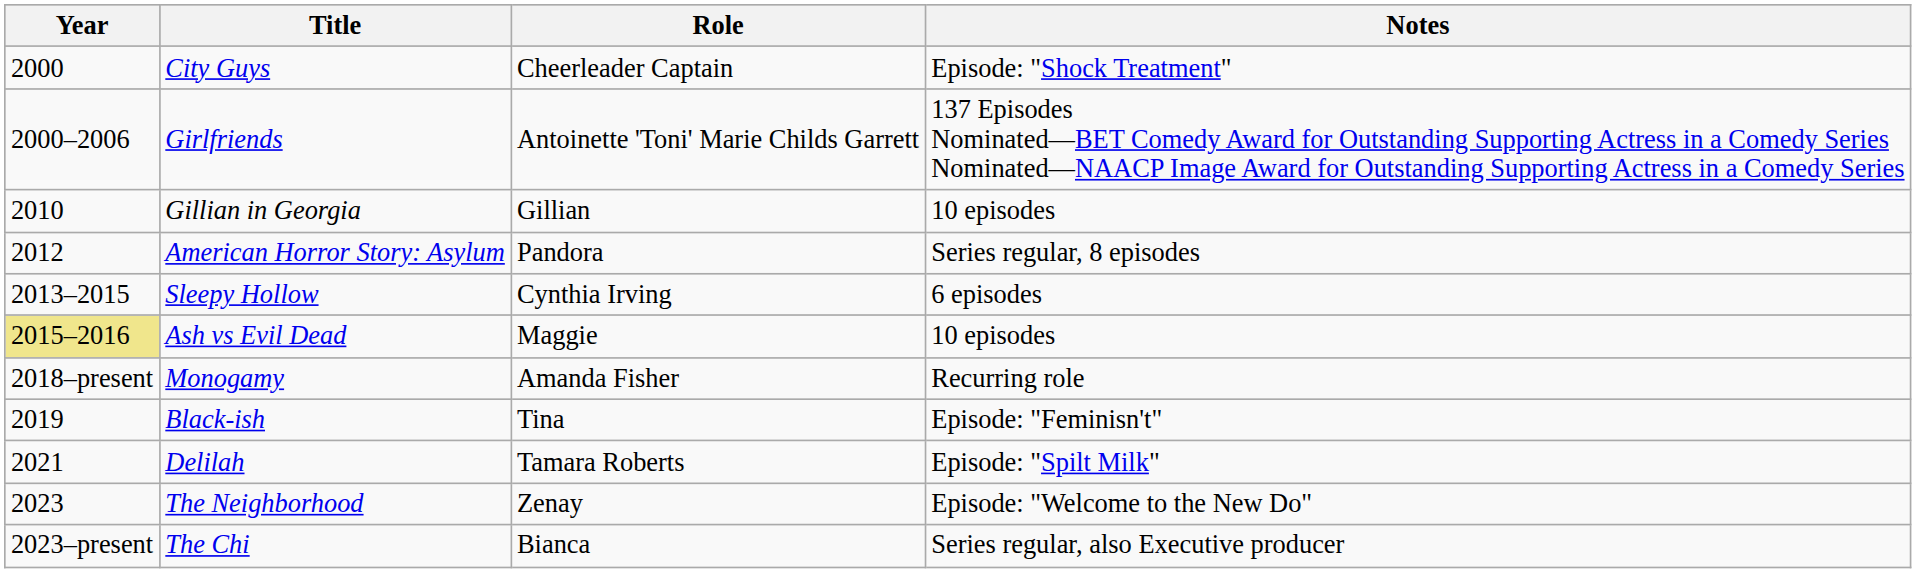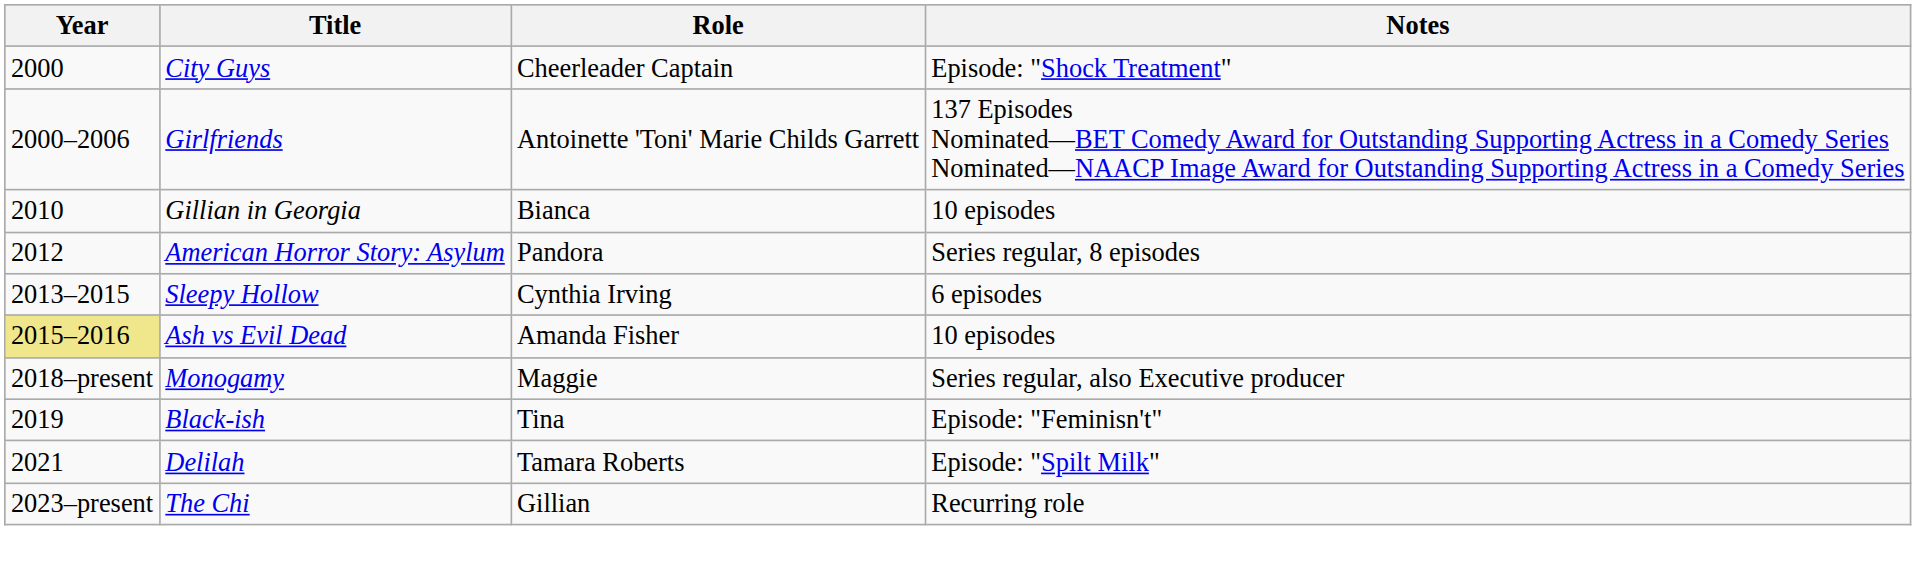(554, 210) Gillian -> (554, 210) Bianca
(557, 336) Maggie -> (598, 336) Amanda Fisher
(598, 377) Amanda Fisher -> (557, 377) Maggie
(1008, 377) Recurring role -> (1138, 377) Series regular, also Executive producer
- row: (264, 503)
(554, 545) Bianca -> (554, 503) Gillian
(1138, 545) Series regular, also Executive producer -> (1008, 503) Recurring role
